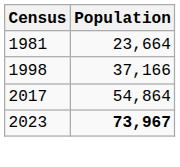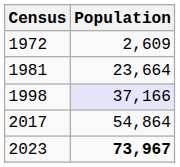+ row: (28, 44)
(142, 70) no background -> (142, 97) lavender background
